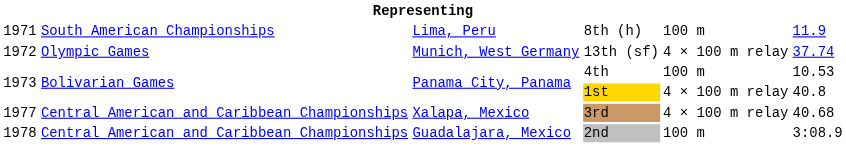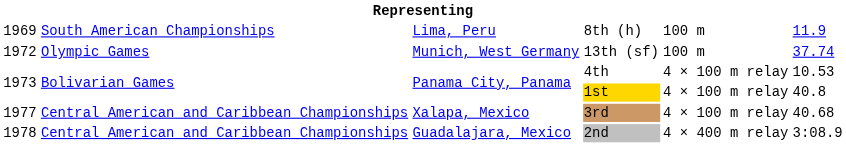(20, 32) 1971 -> (20, 32) 1969
(726, 52) 4 × 100 m relay -> (684, 52) 100 m
(684, 72) 100 m -> (726, 72) 4 × 100 m relay
(684, 133) 100 m -> (726, 133) 4 × 400 m relay
